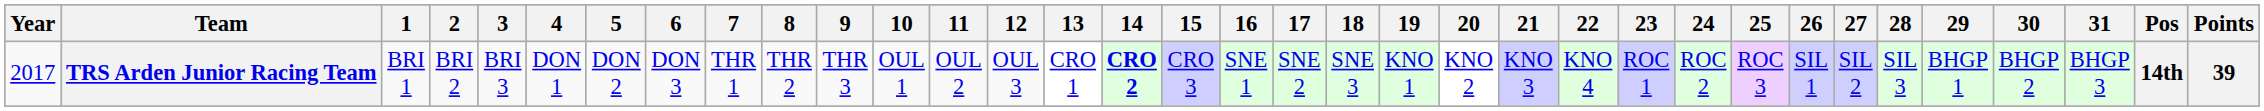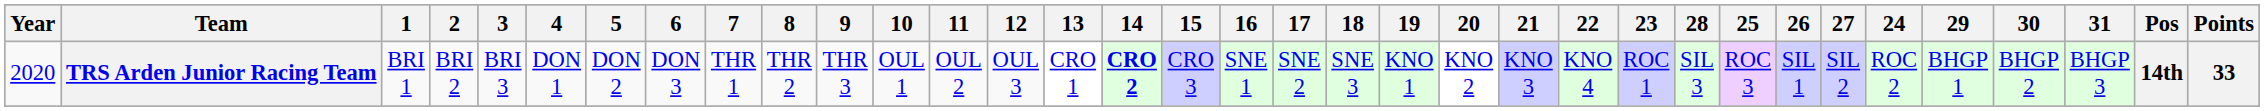columns swapped: (1703, 22) <-> (1900, 22)
(33, 73) 2017 -> (33, 73) 2020
(2224, 73) 39 -> (2224, 73) 33
